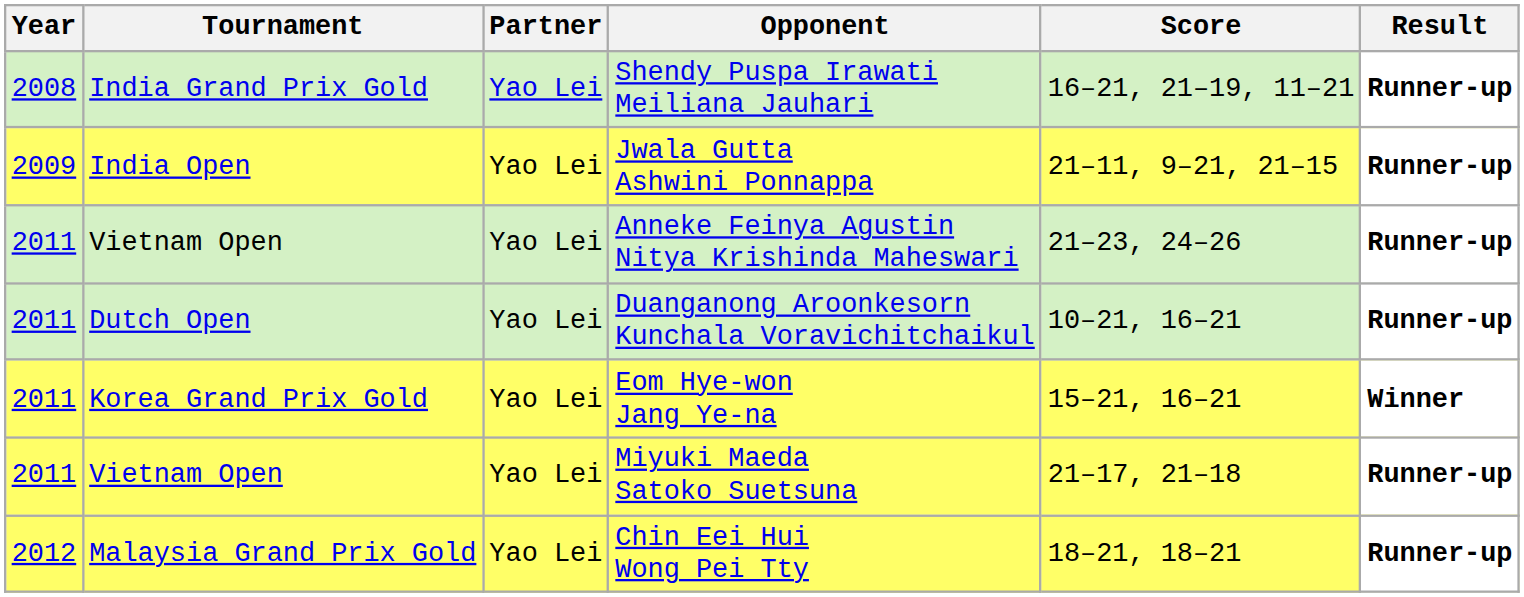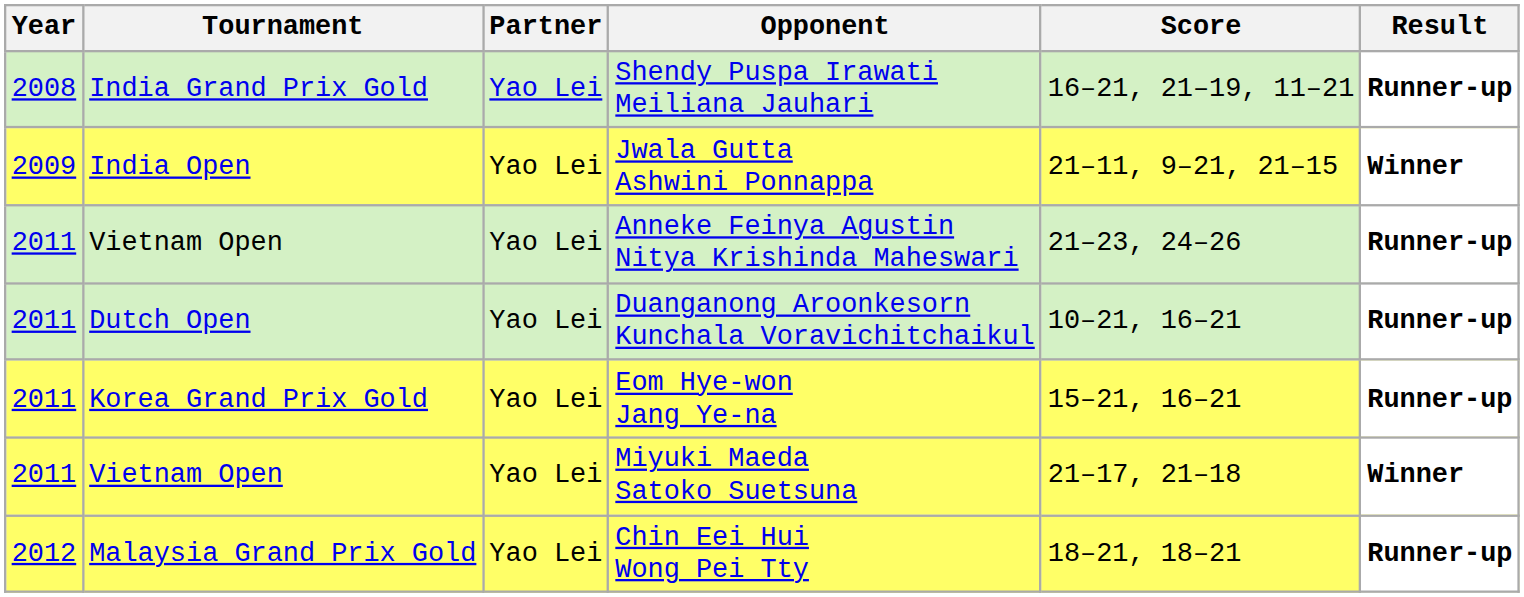(1440, 166) Runner-up -> (1416, 166) Winner
(1416, 398) Winner -> (1440, 398) Runner-up
(1440, 476) Runner-up -> (1416, 476) Winner
